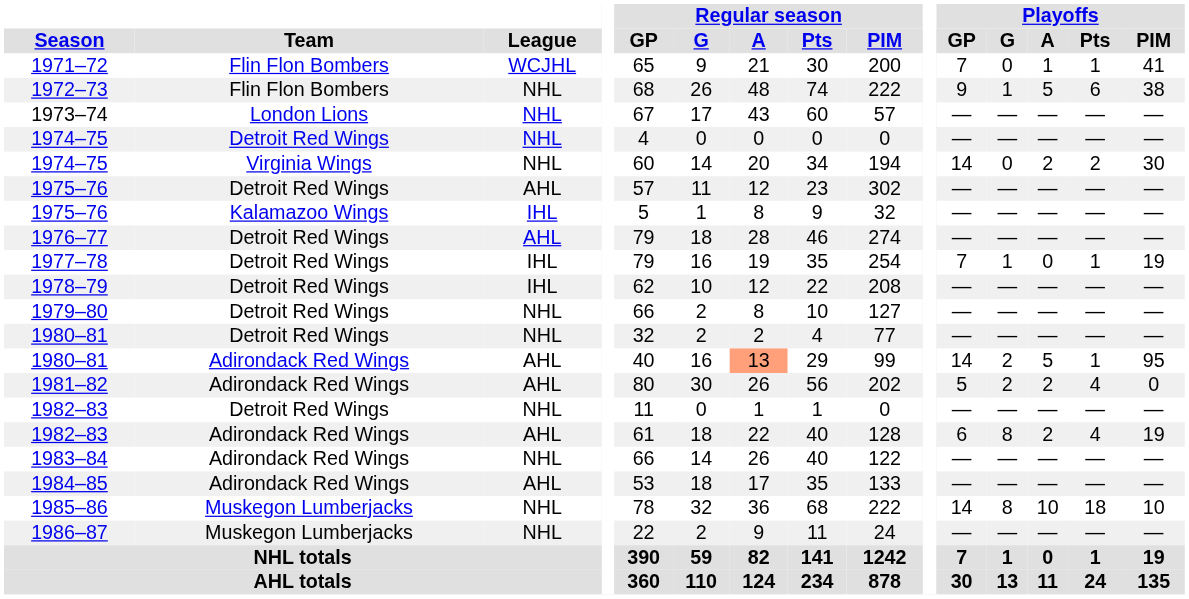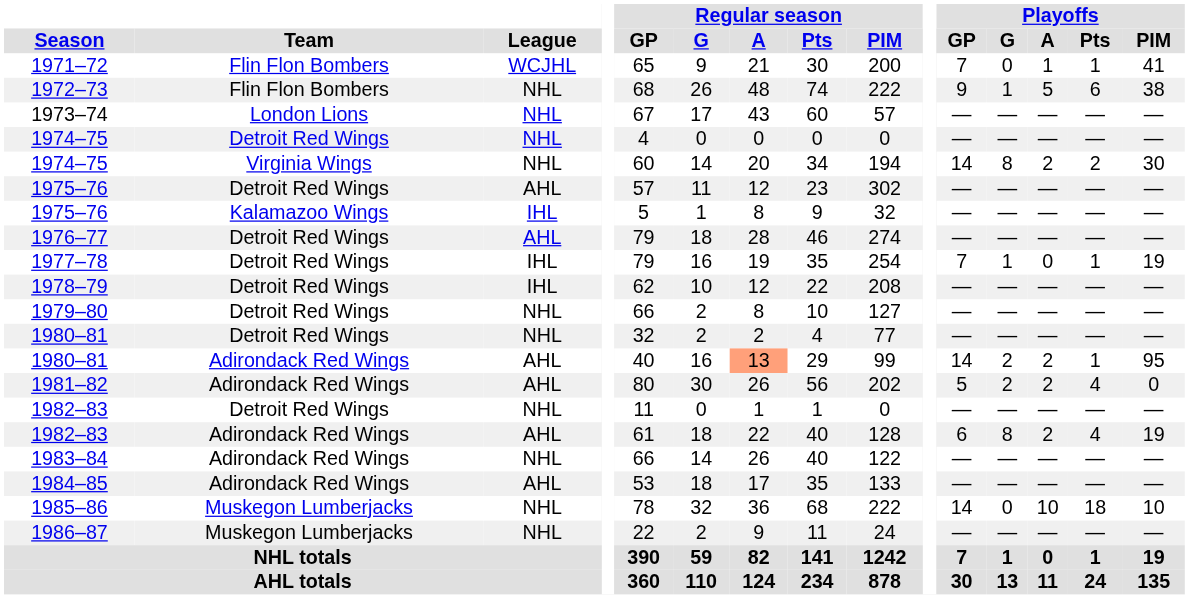(1007, 163) 0 -> (1007, 163) 8
(1048, 360) 5 -> (1048, 360) 2
(1007, 508) 8 -> (1007, 508) 0
